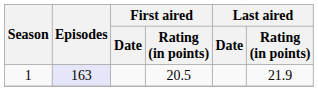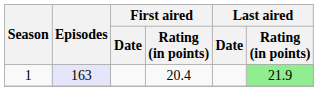(179, 75) 20.5 -> (179, 75) 20.4
(280, 75) no background -> (280, 75) lightgreen background
